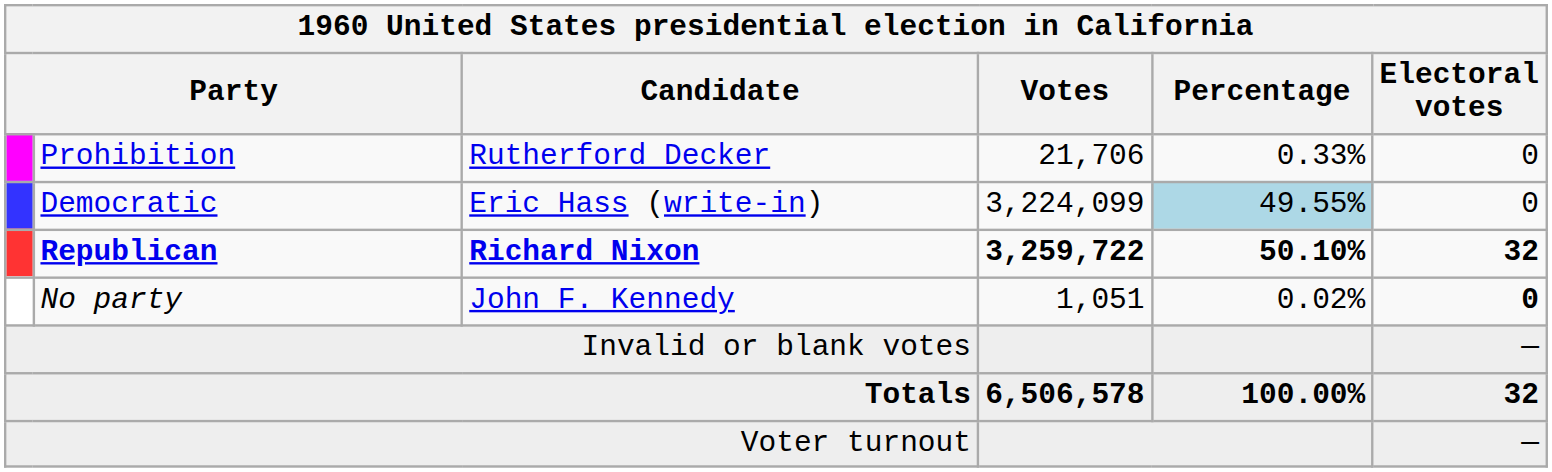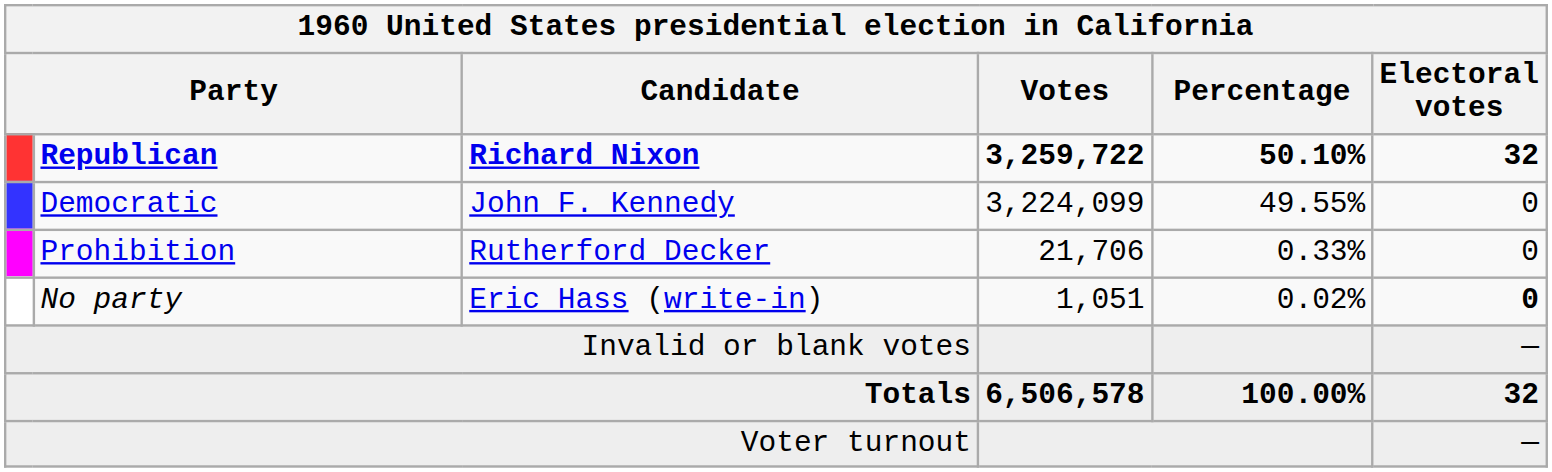rows swapped: (129, 253) <-> (138, 158)
(646, 206) Eric Hass (write-in) -> (602, 206) John F. Kennedy
(1312, 206) lightblue background -> (1312, 206) no background
(602, 301) John F. Kennedy -> (646, 301) Eric Hass (write-in)
